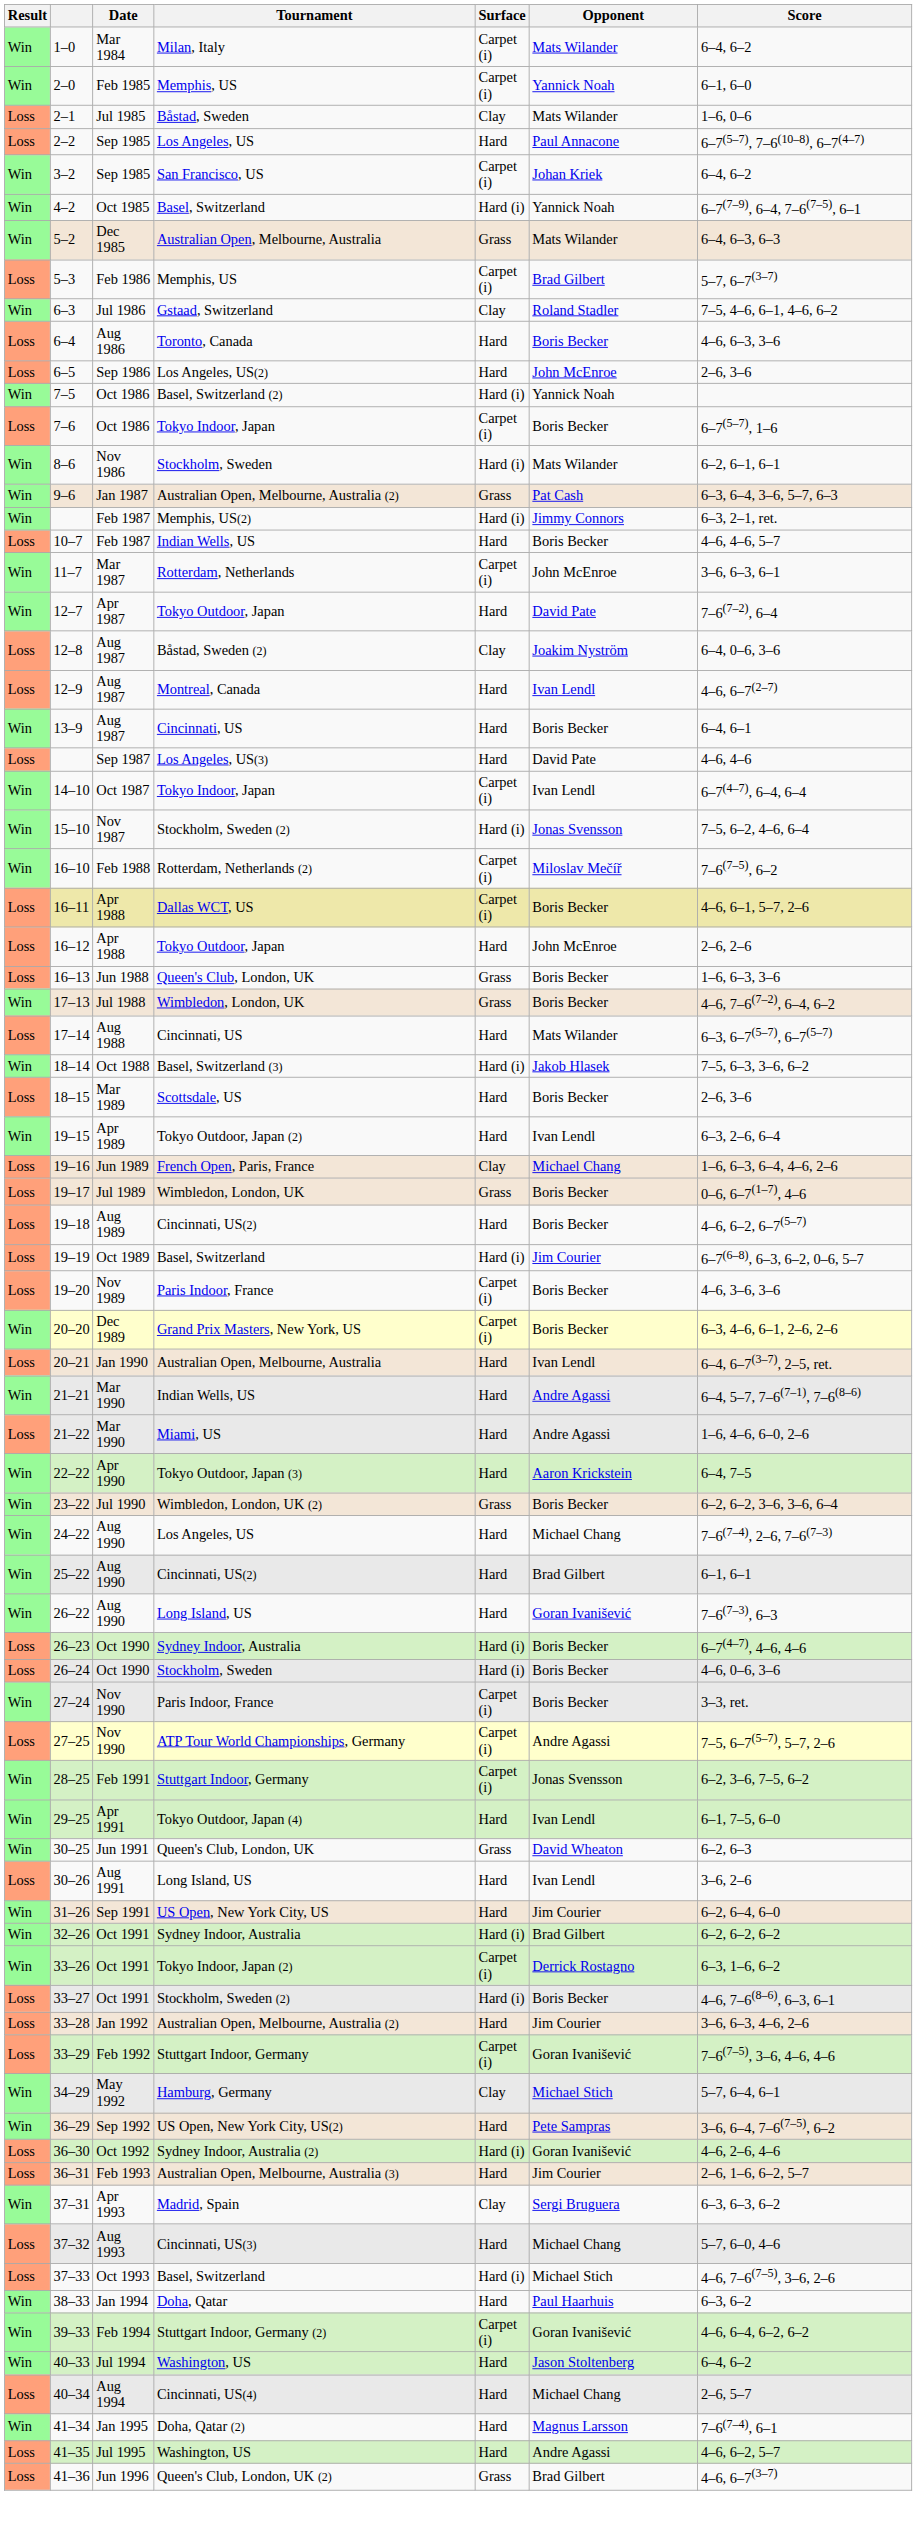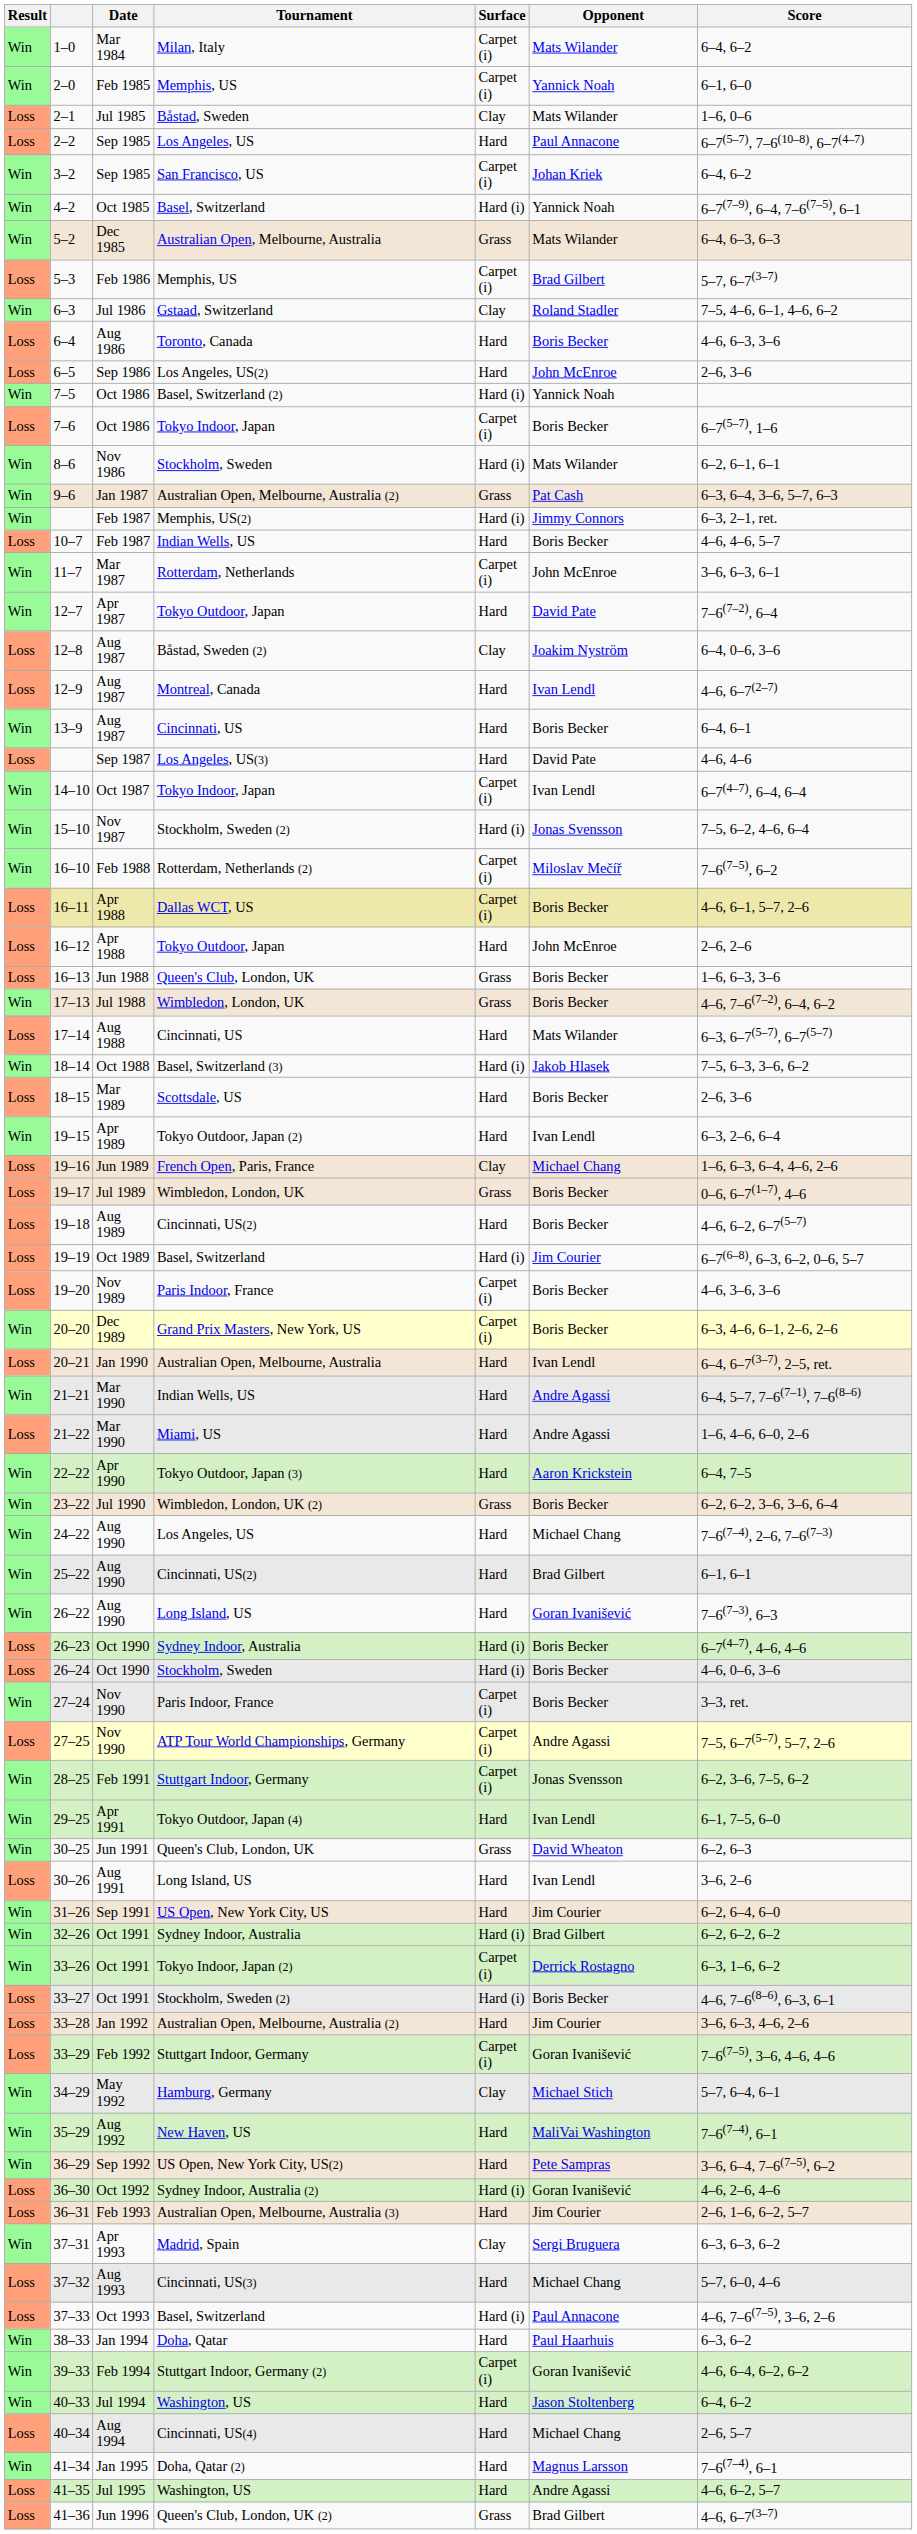+ row: (72, 2132)
(573, 2276) Michael Stich -> (576, 2315) Paul Annacone
